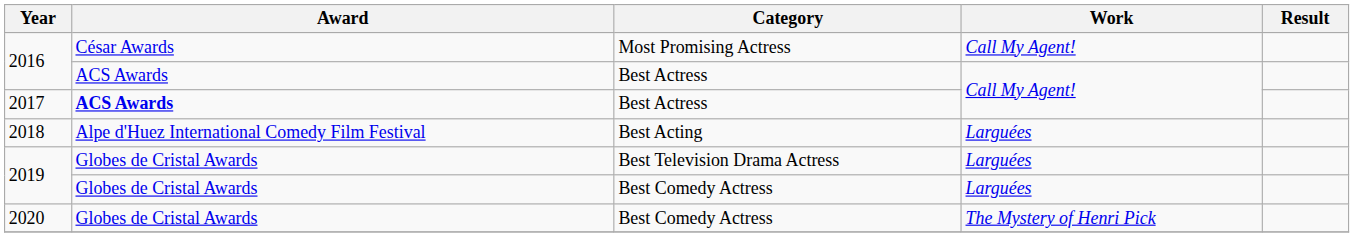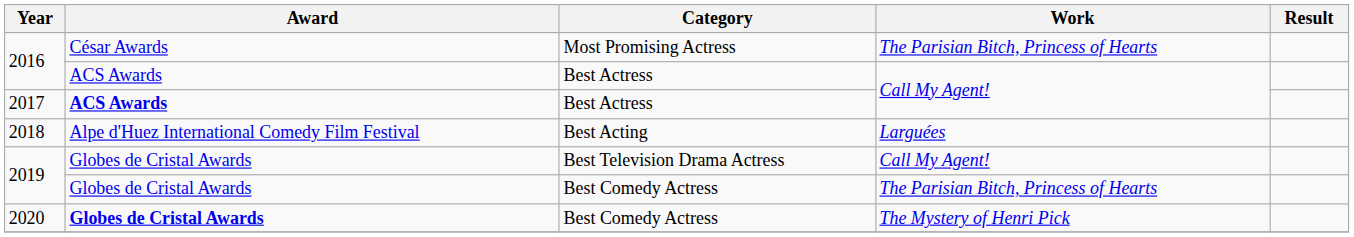(1021, 47) Call My Agent! -> (1018, 47) The Parisian Bitch, Princess of Hearts
(999, 160) Larguées -> (935, 160) Call My Agent!
(999, 189) Larguées -> (1018, 189) The Parisian Bitch, Princess of Hearts
(166, 217) normal -> (167, 217) bold
